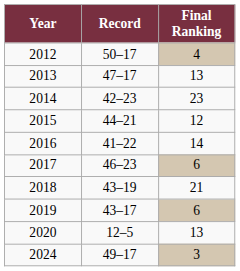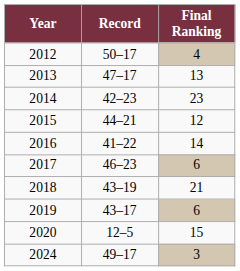(197, 232) 13 -> (197, 232) 15
